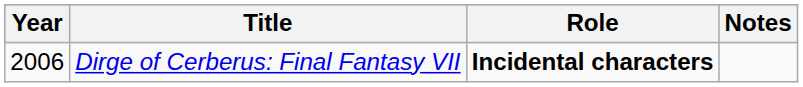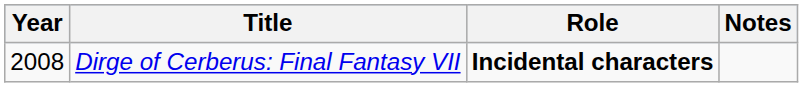(37, 61) 2006 -> (37, 61) 2008
